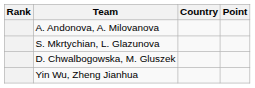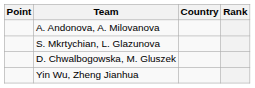columns swapped: (19, 12) <-> (235, 12)
